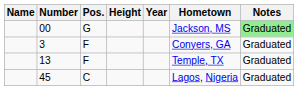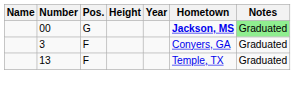(201, 28) normal -> (203, 28) bold
- row: (45, 77)
